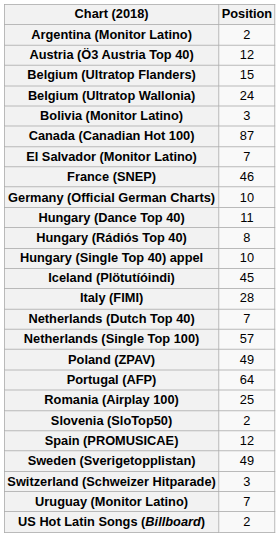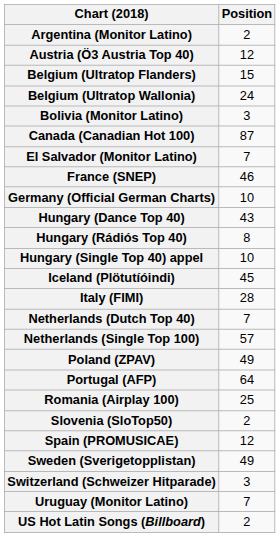(247, 217) 11 -> (247, 217) 43
